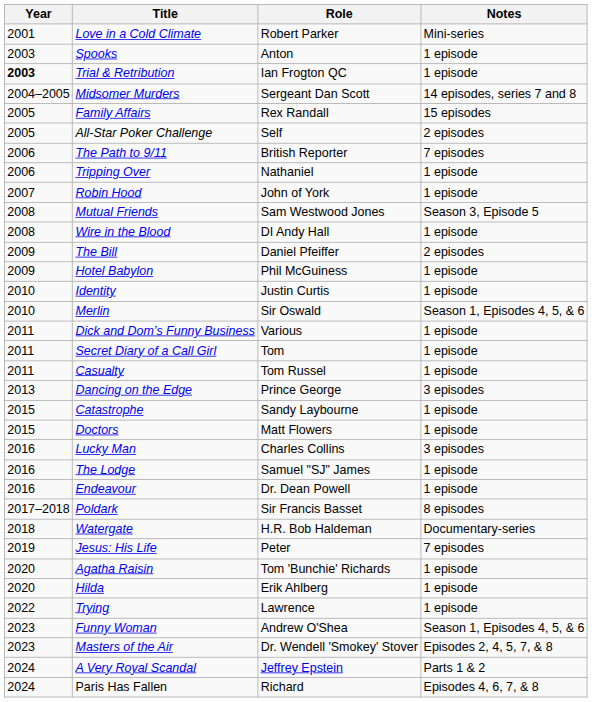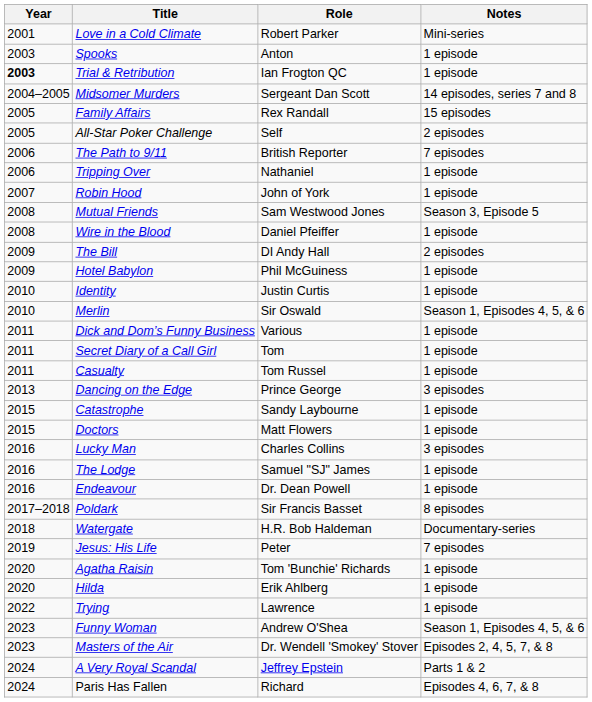(295, 232) DI Andy Hall -> (300, 232) Daniel Pfeiffer
(300, 251) Daniel Pfeiffer -> (295, 251) DI Andy Hall
